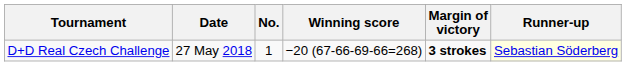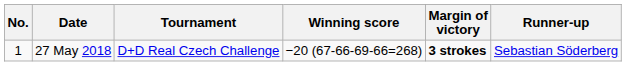columns swapped: (269, 22) <-> (88, 22)
(556, 51) lightyellow background -> (556, 51) no background
